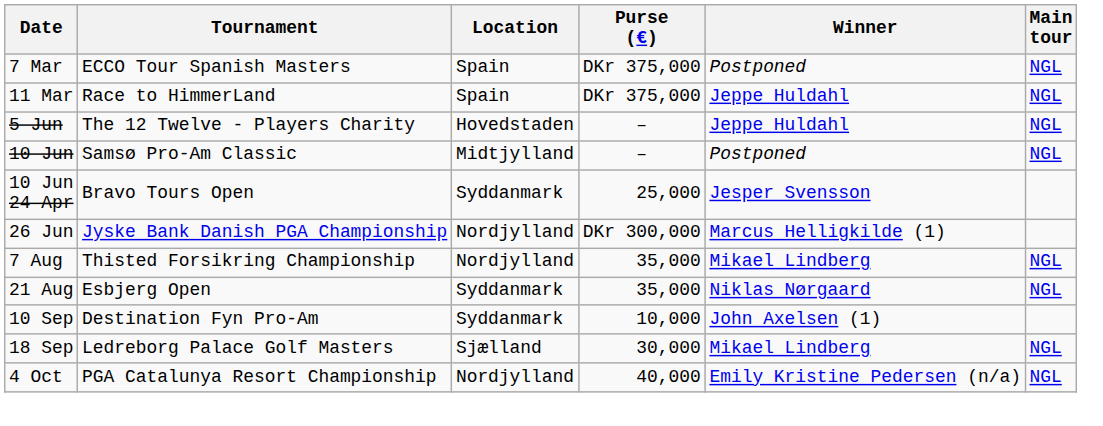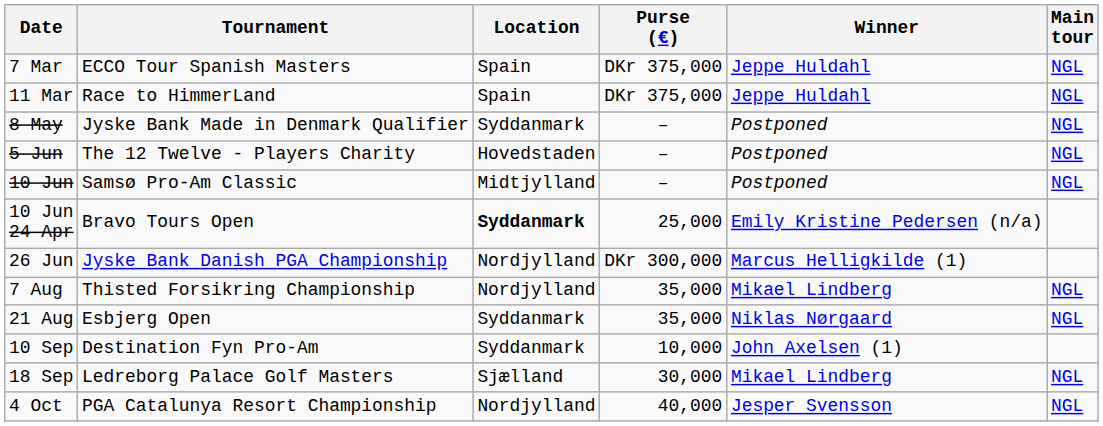(758, 69) Postponed -> (801, 69) Jeppe Huldahl
+ row: (36, 127)
(779, 127) Jeppe Huldahl -> (779, 155) Postponed
(510, 195) normal -> (531, 223) bold
(790, 195) Jesper Svensson -> (887, 223) Emily Kristine Pedersen (n/a)
(865, 378) Emily Kristine Pedersen (n/a) -> (811, 407) Jesper Svensson
